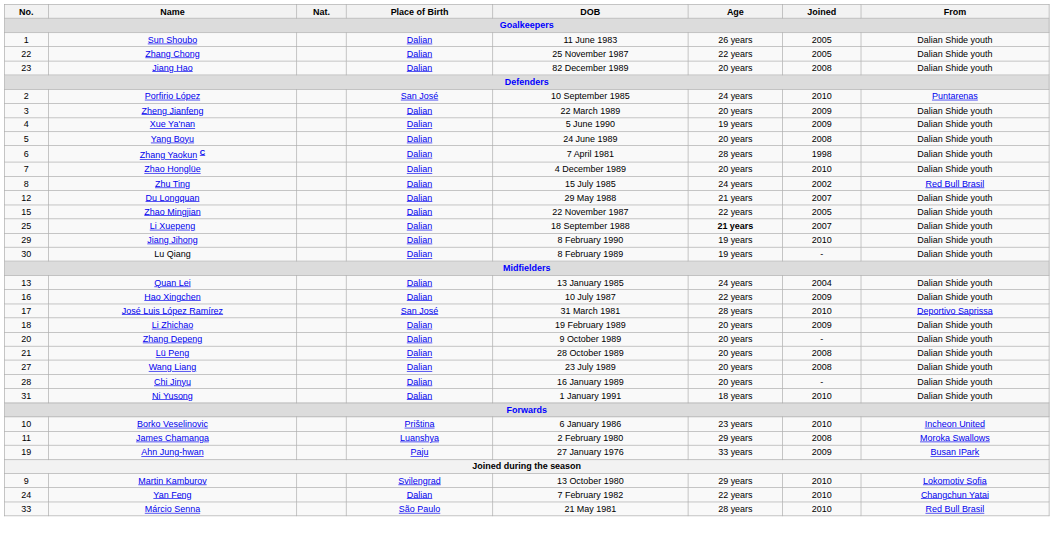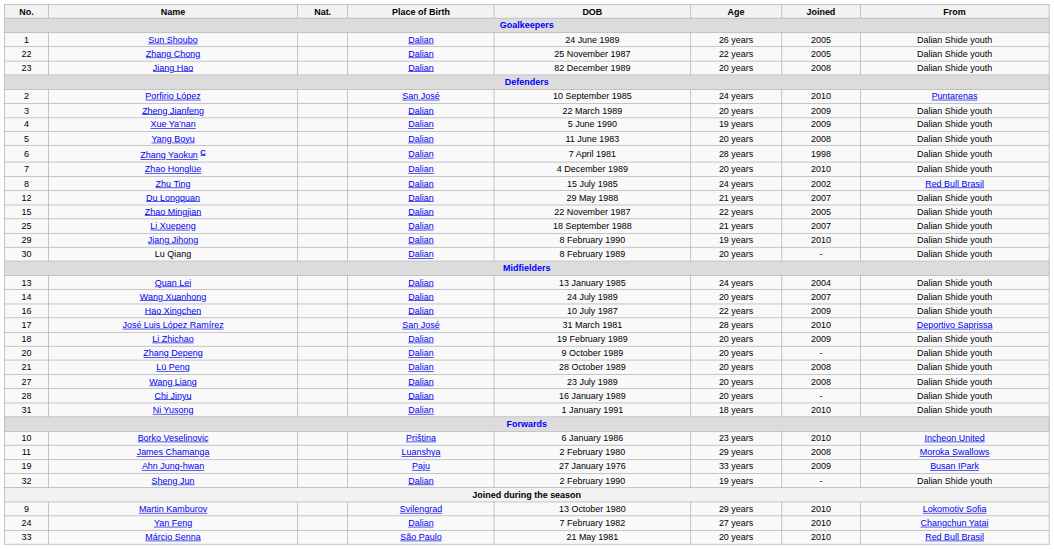(590, 39) 11 June 1983 -> (592, 39) 24 June 1989
(590, 138) 24 June 1989 -> (592, 138) 11 June 1983
(735, 226) bold -> (736, 226) normal
(735, 254) 19 years -> (736, 254) 20 years
+ row: (173, 296)
+ row: (173, 480)
(735, 494) 22 years -> (736, 523) 27 years
(735, 509) 28 years -> (736, 537) 20 years
